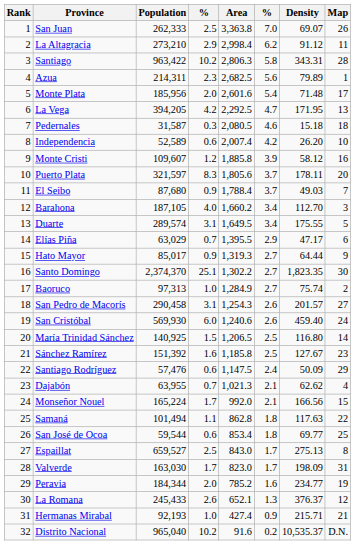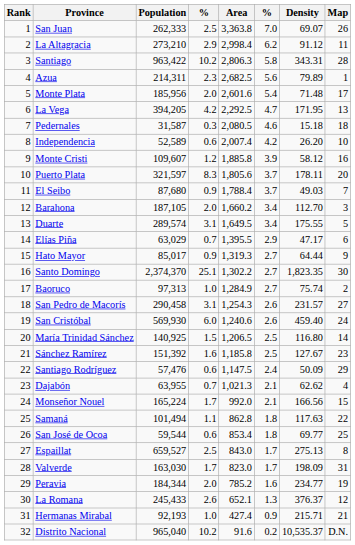(210, 207) 4.0 -> (210, 207) 2.0
(309, 304) 201.57 -> (309, 304) 231.57
